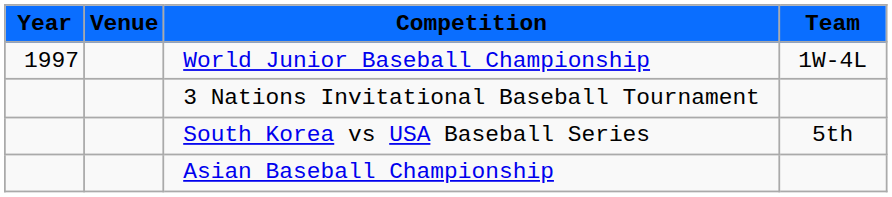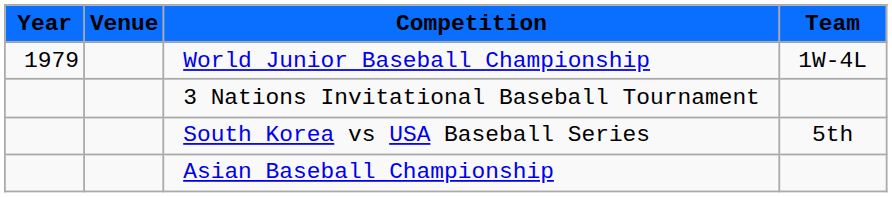(45, 61) 1997 -> (45, 61) 1979
